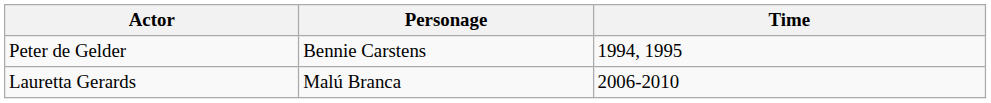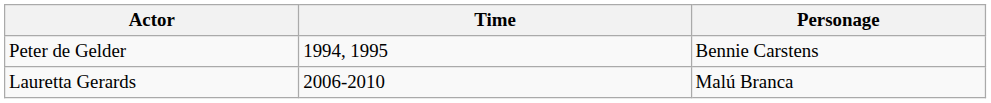columns swapped: (446, 20) <-> (789, 20)
